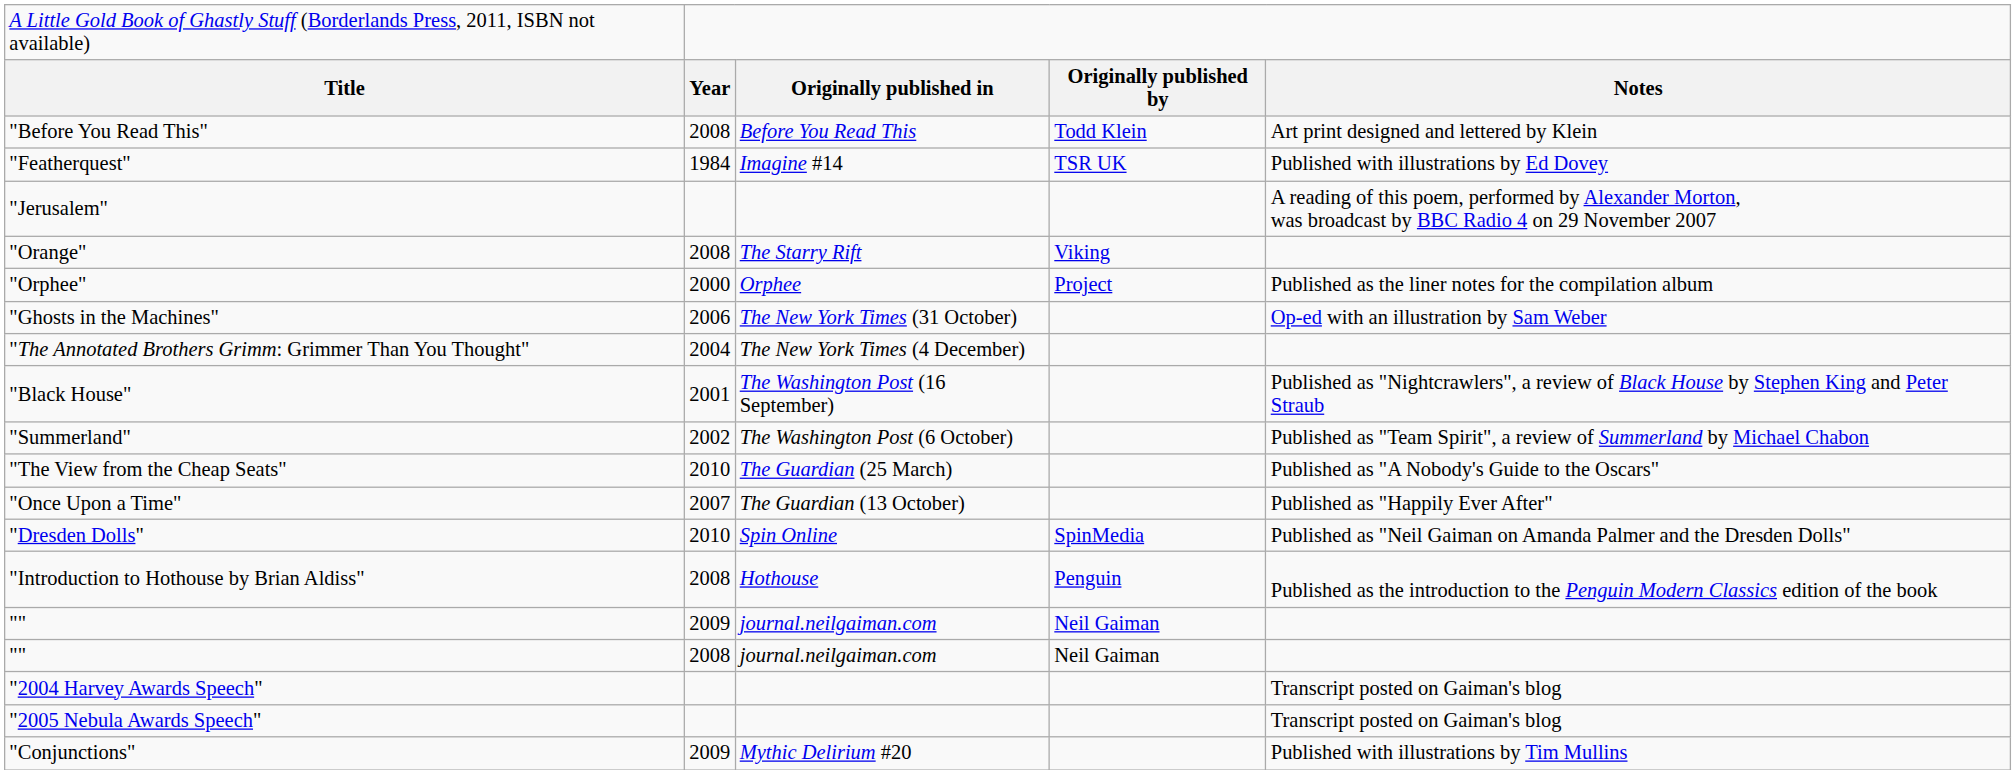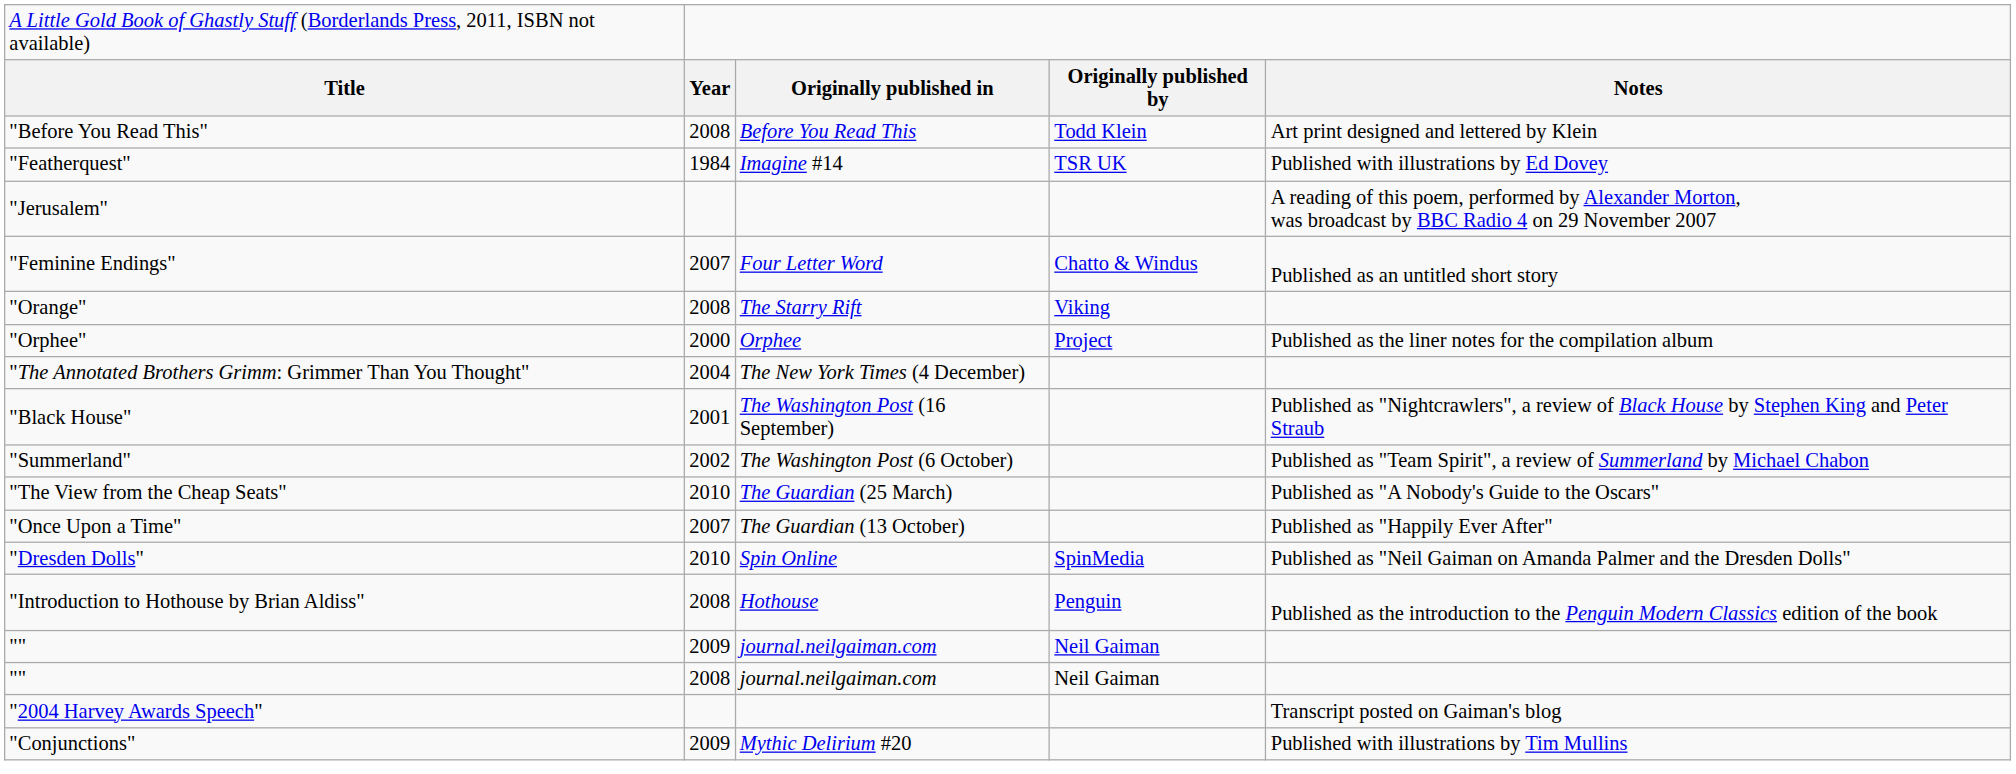+ row: (93, 263)
- row: (114, 317)
- row: (135, 720)
